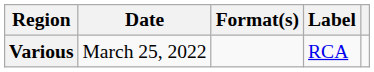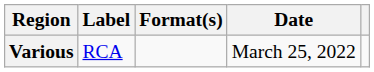columns swapped: (145, 19) <-> (332, 19)
